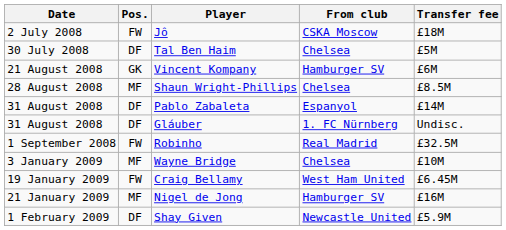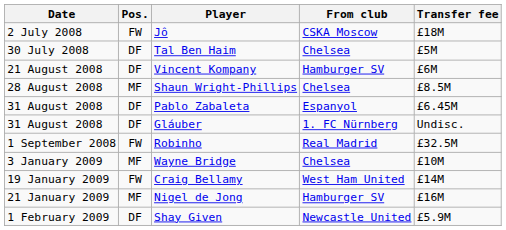(135, 69) GK -> (135, 69) DF
(430, 106) £14M -> (437, 106) £6.45M
(437, 180) £6.45M -> (430, 180) £14M
